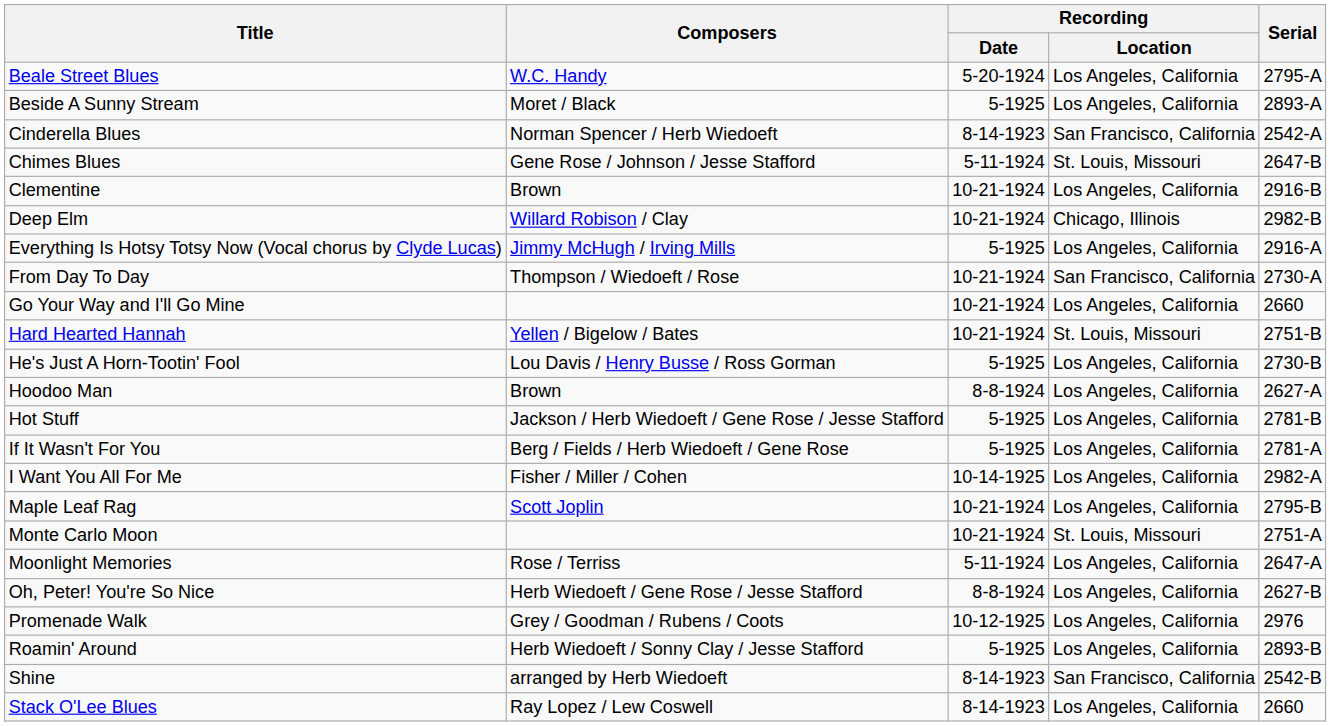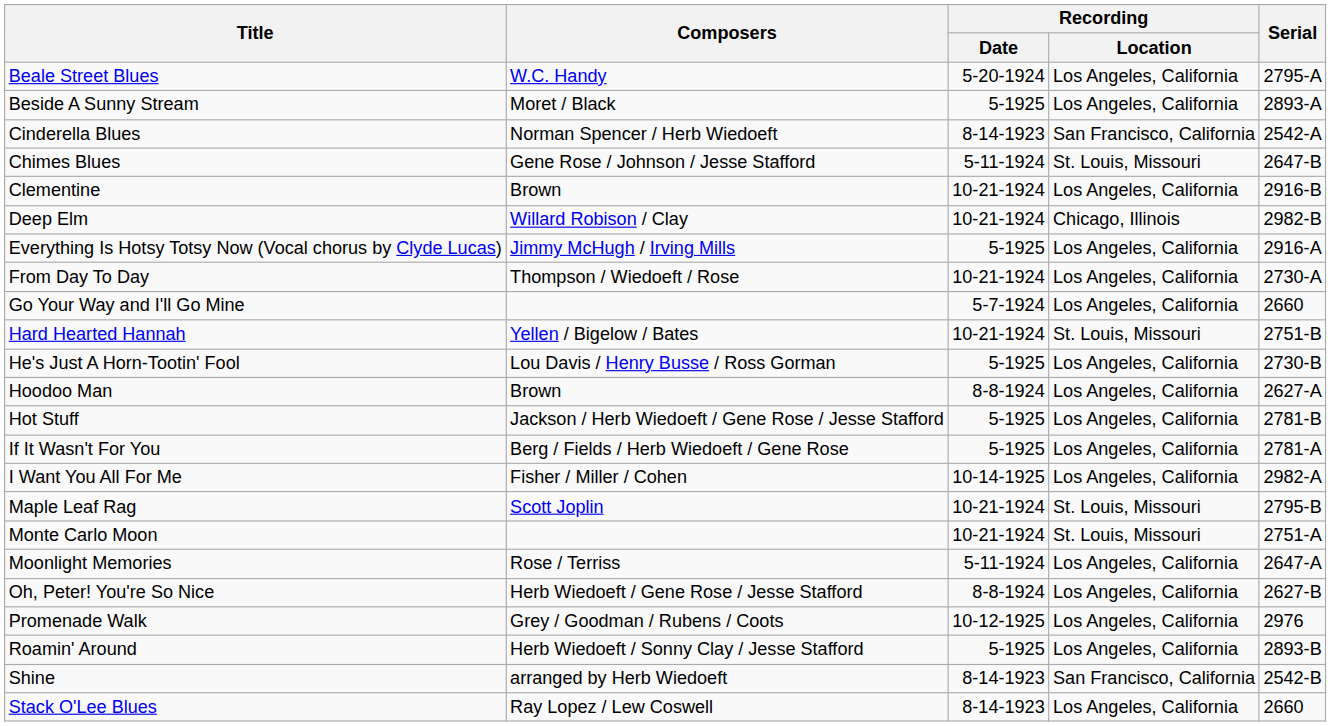(1154, 276) San Francisco, California -> (1146, 276) Los Angeles, California
(998, 305) 10-21-1924 -> (1009, 305) 5-7-1924
(1146, 506) Los Angeles, California -> (1127, 506) St. Louis, Missouri
